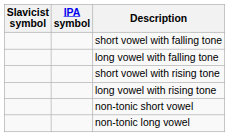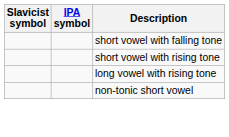- row: (157, 57)
- row: (142, 123)
